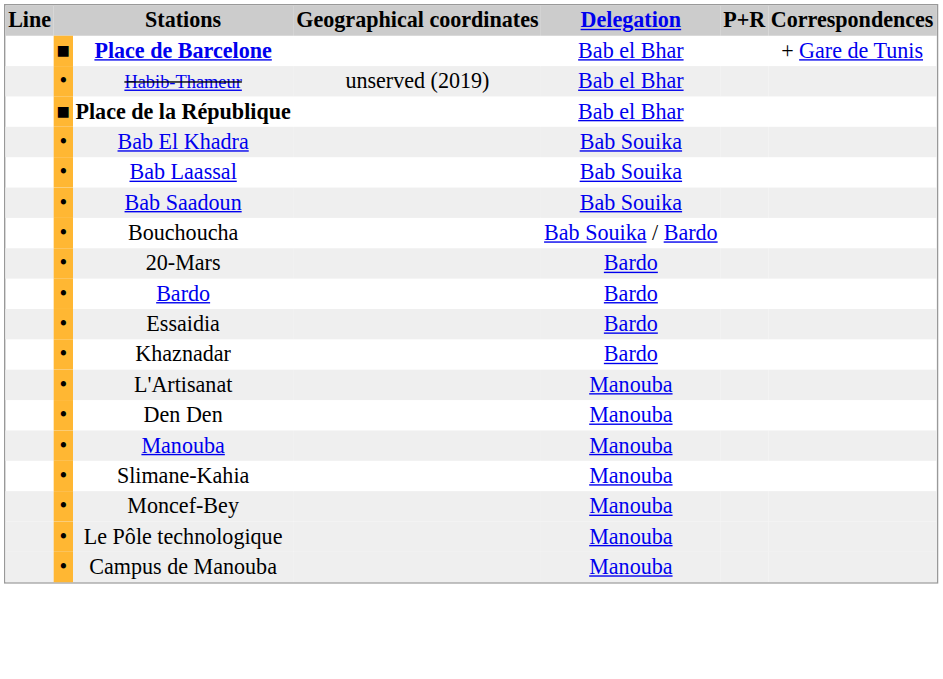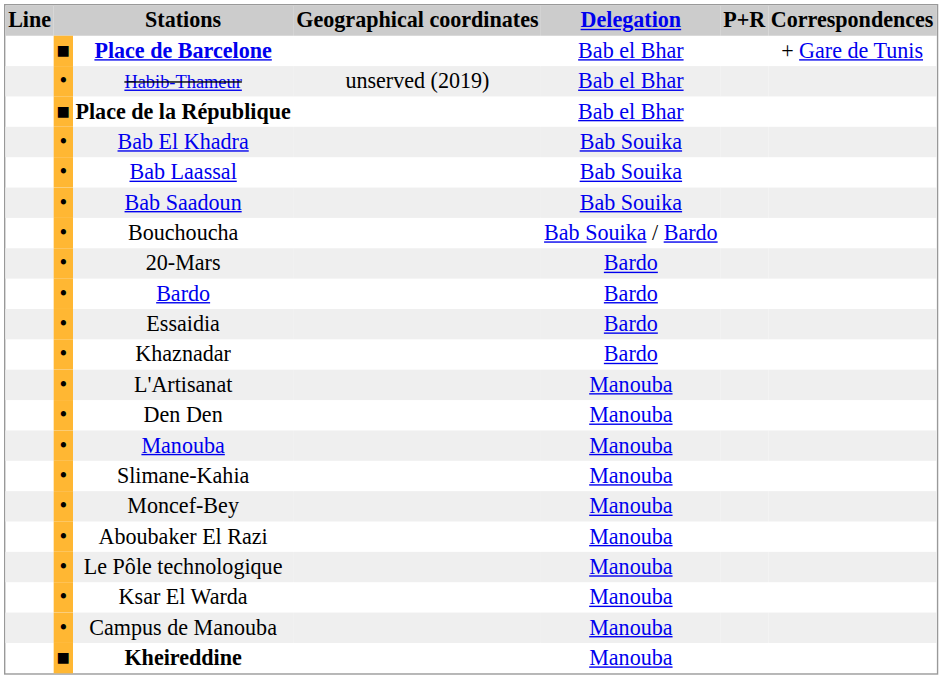+ row: (183, 536)
+ row: (183, 597)
+ row: (183, 657)
